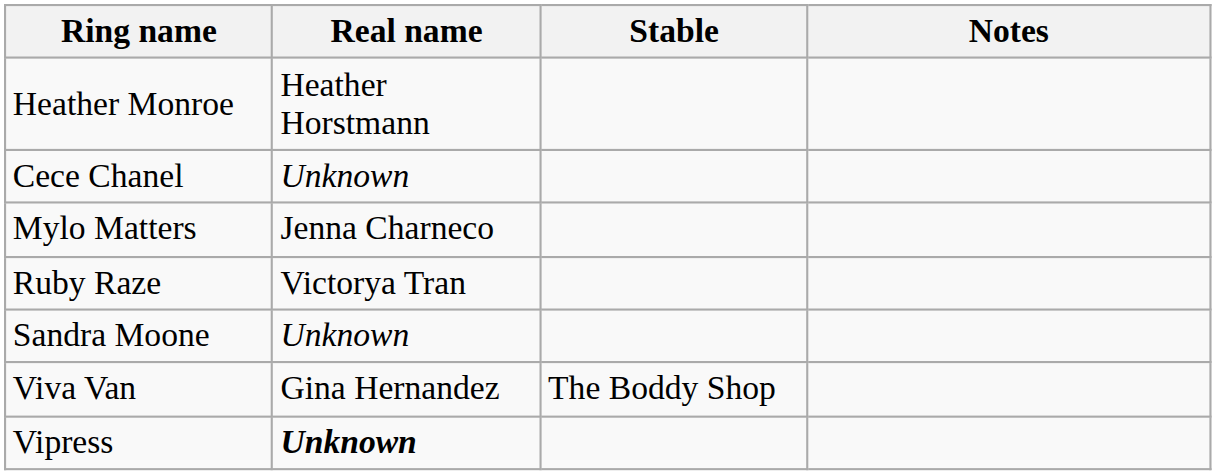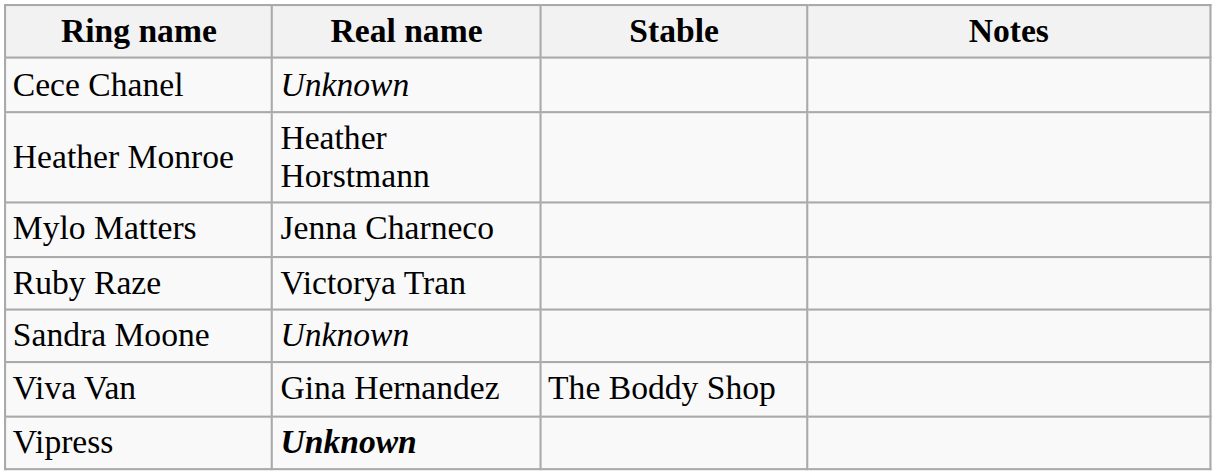rows swapped: (98, 175) <-> (123, 103)
